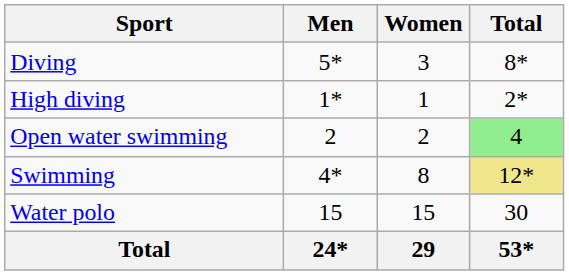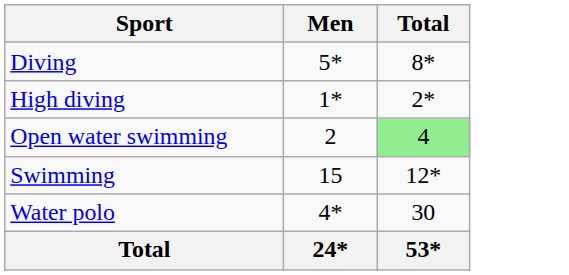- column: (423, 23)
(330, 174) 4* -> (330, 174) 15
(516, 174) khaki background -> (423, 174) no background
(330, 212) 15 -> (330, 212) 4*
